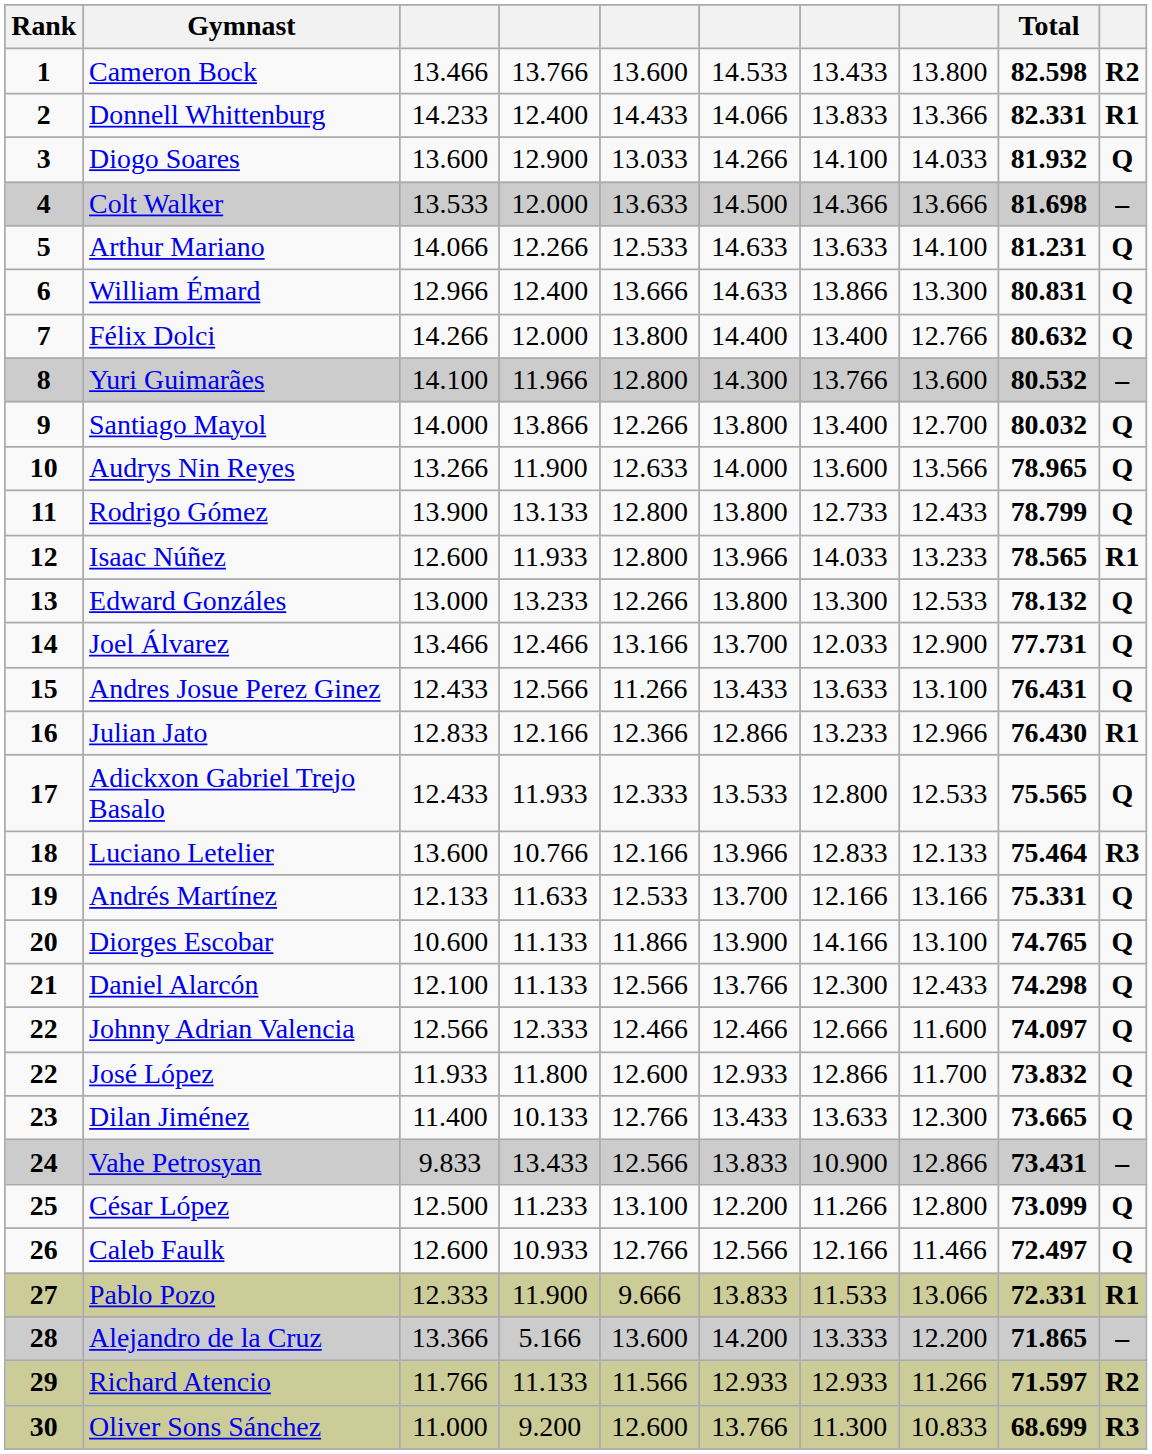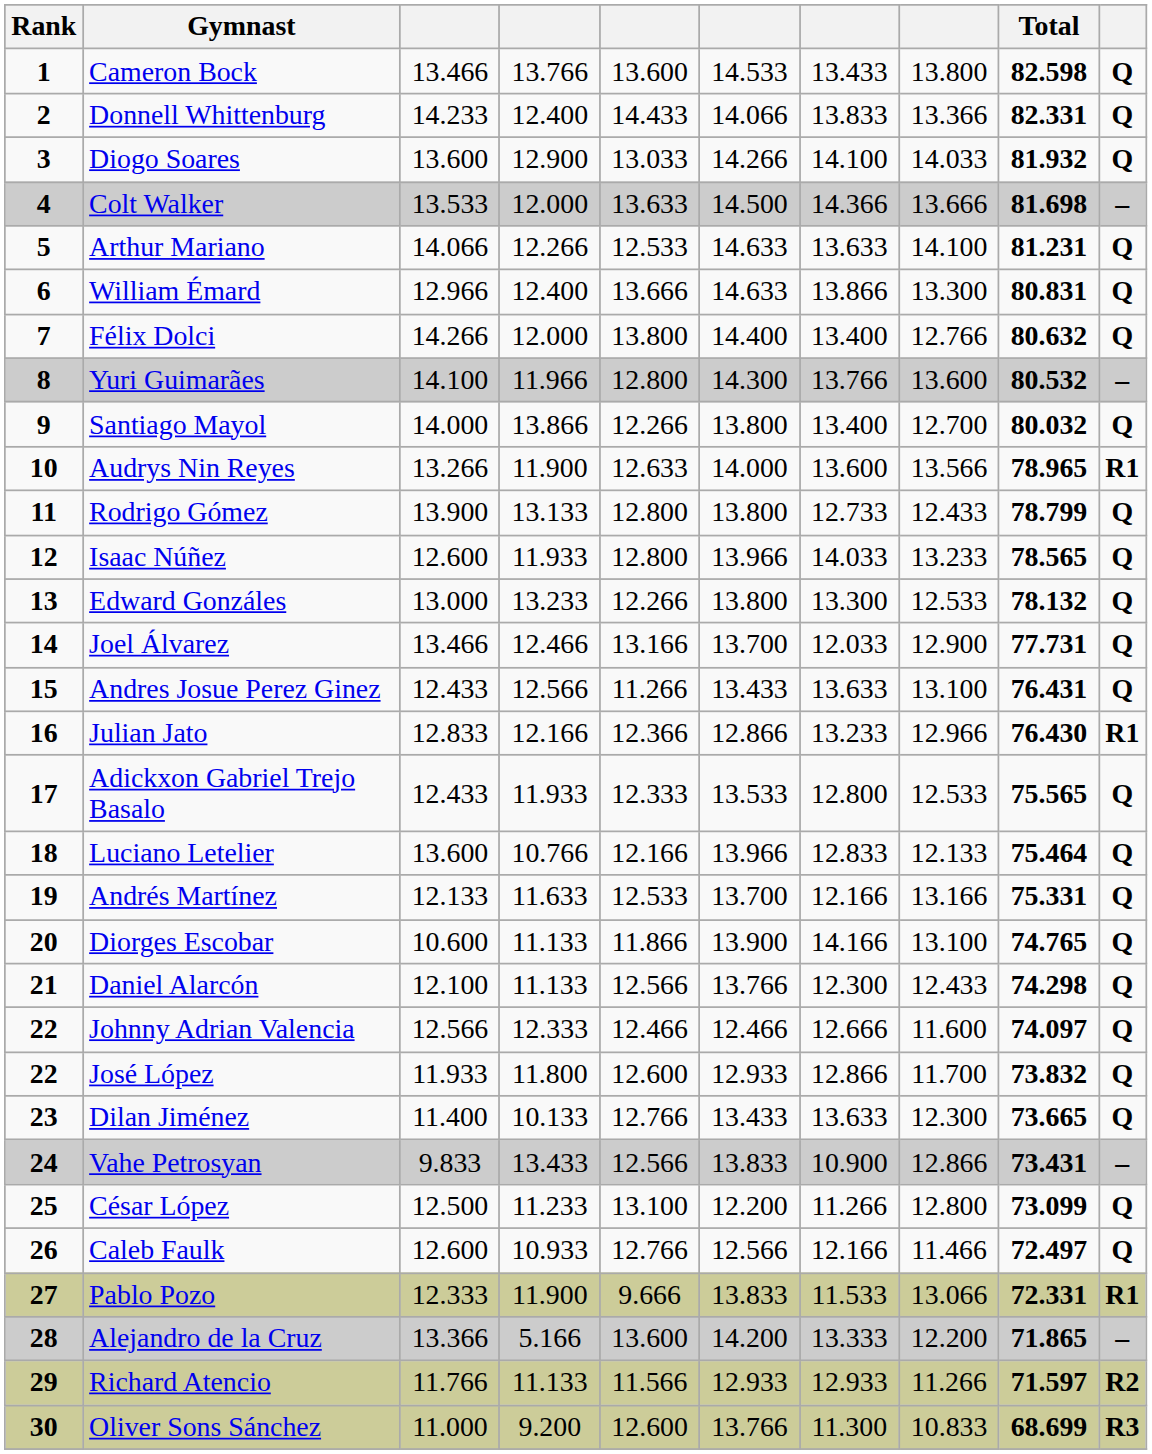(1122, 70) R2 -> (1122, 70) Q
(1122, 114) R1 -> (1122, 114) Q
(1122, 468) Q -> (1122, 468) R1
(1122, 556) R1 -> (1122, 556) Q
(1122, 852) R3 -> (1122, 852) Q
